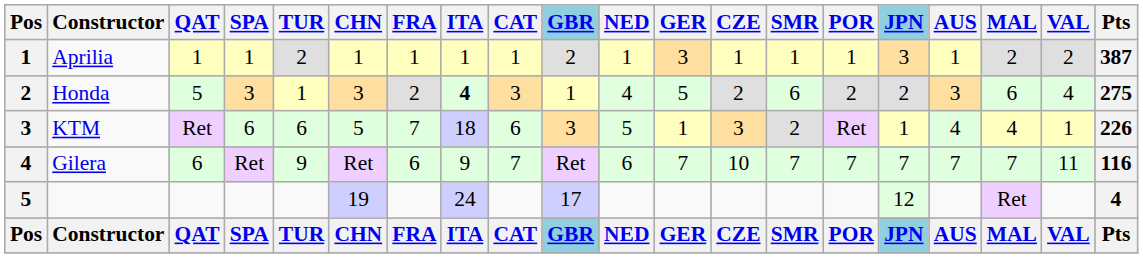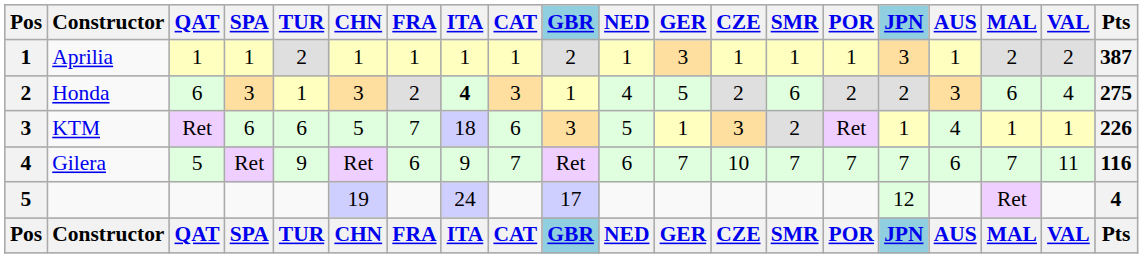(197, 92) 5 -> (197, 92) 6
(1012, 128) 4 -> (1012, 128) 1
(197, 163) 6 -> (197, 163) 5
(955, 163) 7 -> (955, 163) 6
